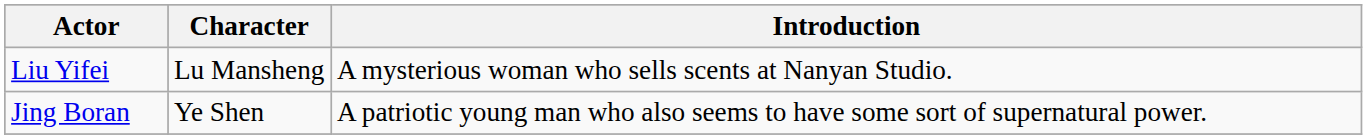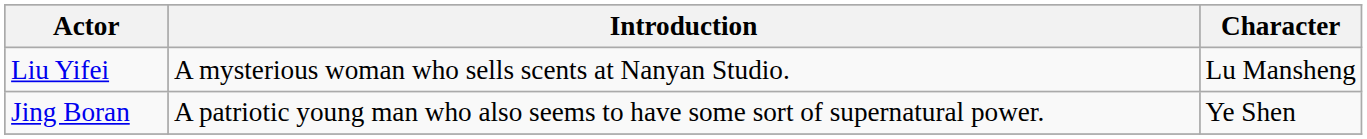columns swapped: (249, 26) <-> (846, 26)
